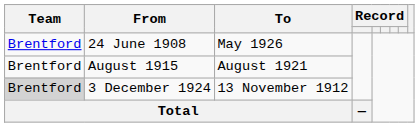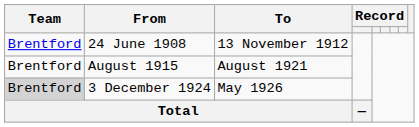(250, 44) May 1926 -> (283, 44) 13 November 1912
(283, 89) 13 November 1912 -> (250, 89) May 1926
